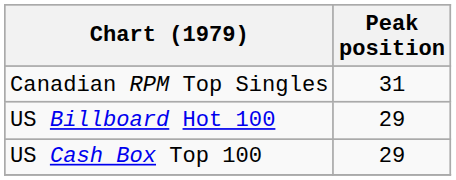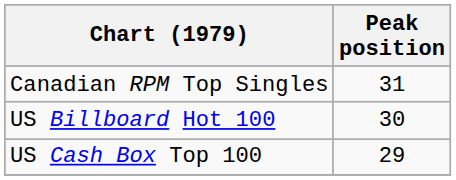(392, 120) 29 -> (392, 120) 30
